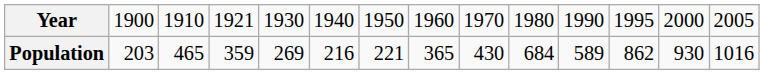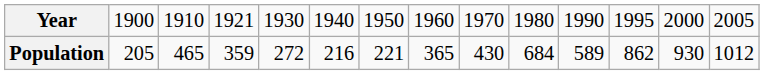(139, 52) 203 -> (139, 52) 205
(289, 52) 269 -> (289, 52) 272
(734, 52) 1016 -> (734, 52) 1012
